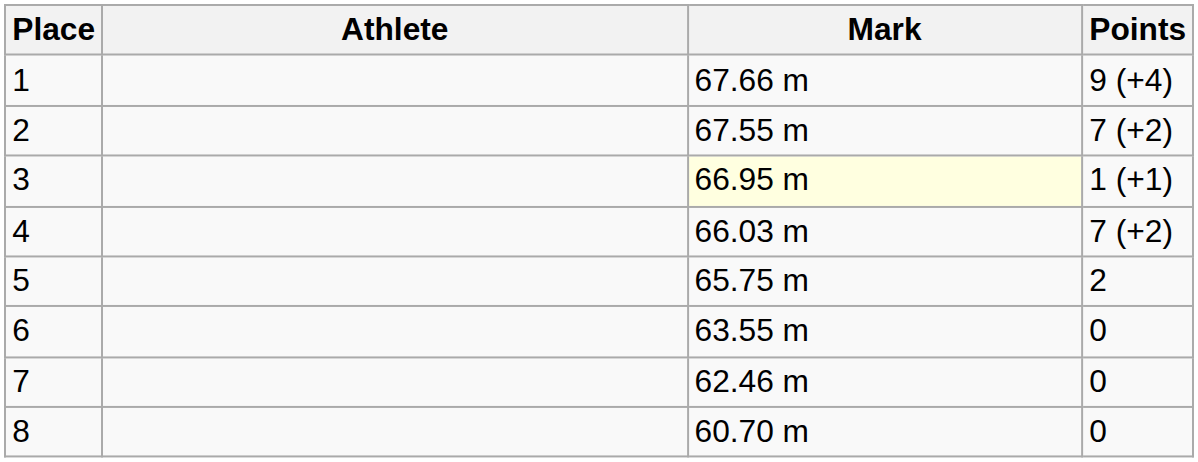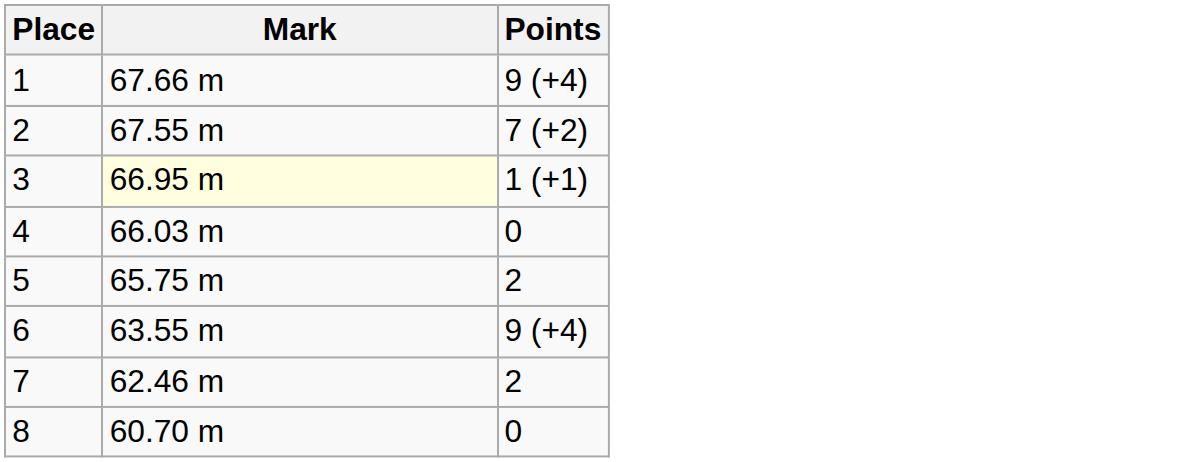- column: (395, 29)
(1131, 230) 7 (+2) -> (513, 230) 0
(1098, 331) 0 -> (546, 331) 9 (+4)
(1098, 381) 0 -> (513, 381) 2
